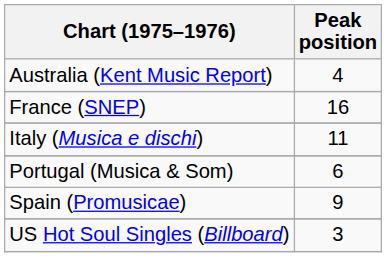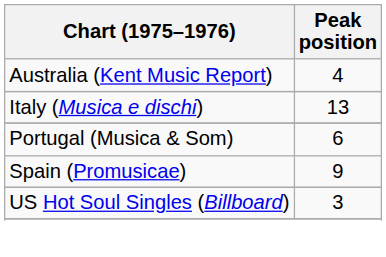- row: (78, 107)
(338, 139) 11 -> (338, 107) 13
